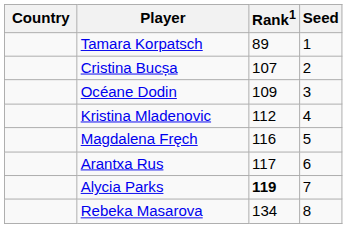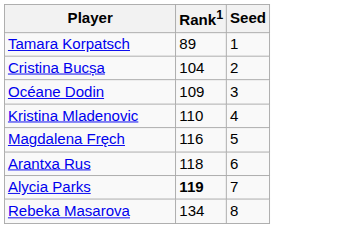- column: (41, 18)
(265, 68) 107 -> (192, 68) 104
(264, 115) 112 -> (191, 115) 110
(264, 163) 117 -> (191, 163) 118
